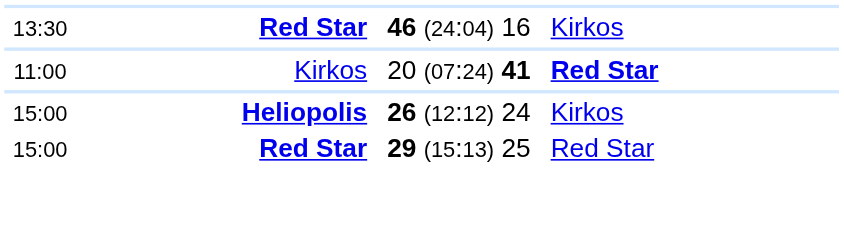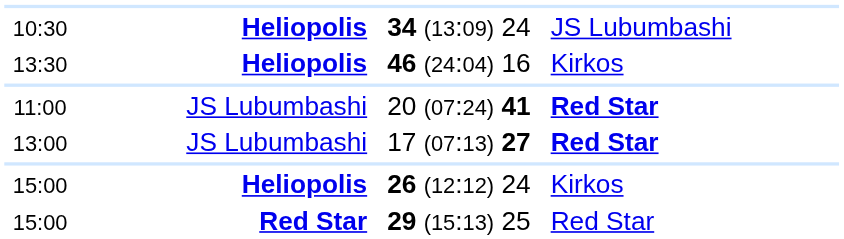+ row: (40, 29)
(313, 27) Red Star -> (304, 63) Heliopolis
(331, 70) Kirkos -> (277, 106) JS Lubumbashi
+ row: (40, 143)
